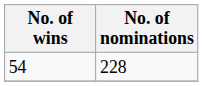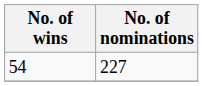(113, 66) 228 -> (113, 66) 227
